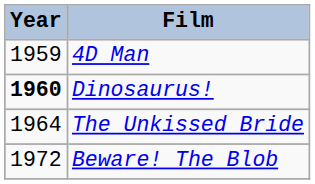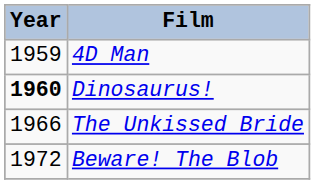(36, 127) 1964 -> (36, 127) 1966
